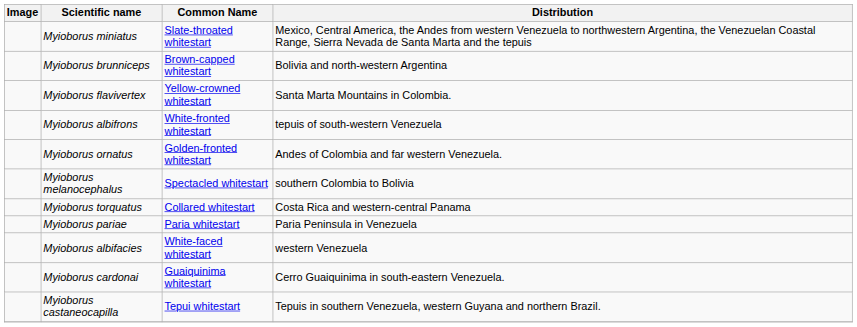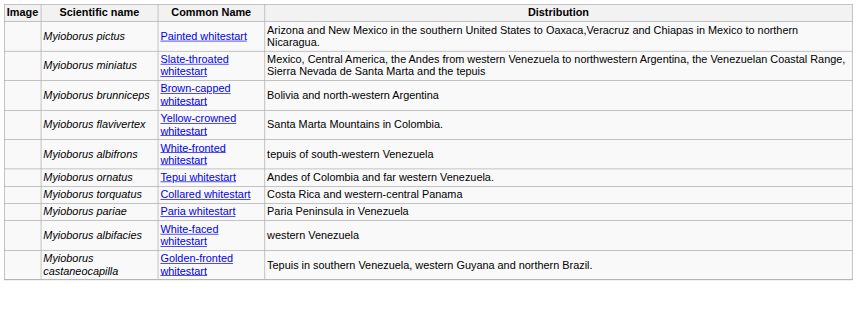+ row: (84, 36)
(201, 154) Golden-fronted whitestart -> (198, 177) Tepui whitestart
- row: (83, 183)
- row: (91, 277)
(202, 306) Tepui whitestart -> (197, 265) Golden-fronted whitestart
